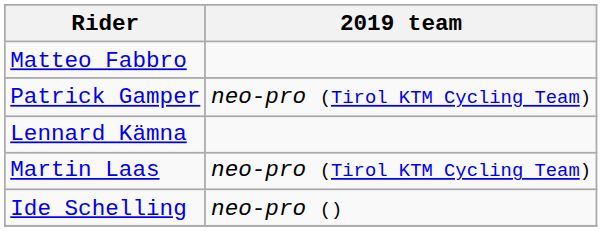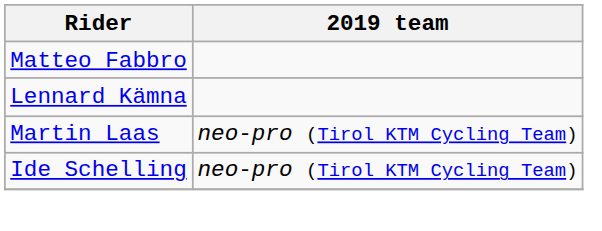- row: (105, 97)
(277, 208) neo-pro () -> (387, 171) neo-pro (Tirol KTM Cycling Team)
